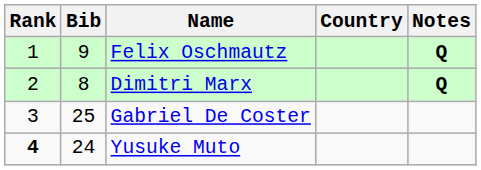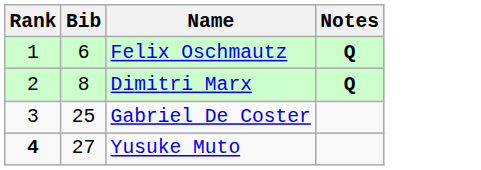- column: (361, 21)
(84, 53) 9 -> (84, 53) 6
(84, 149) 24 -> (84, 149) 27
